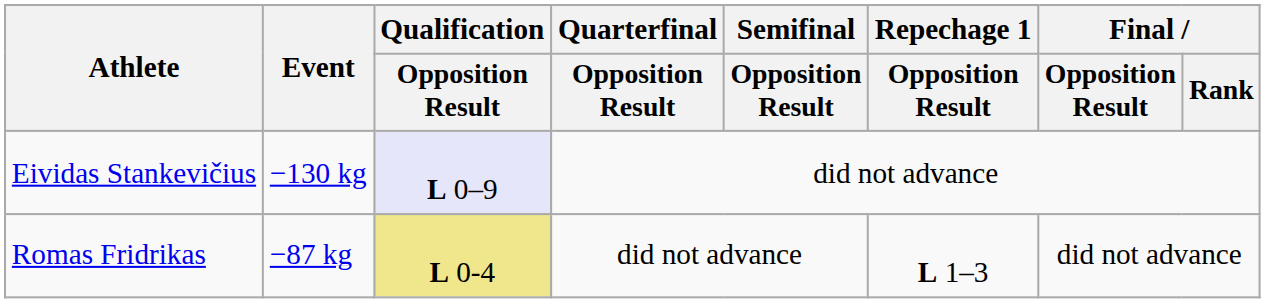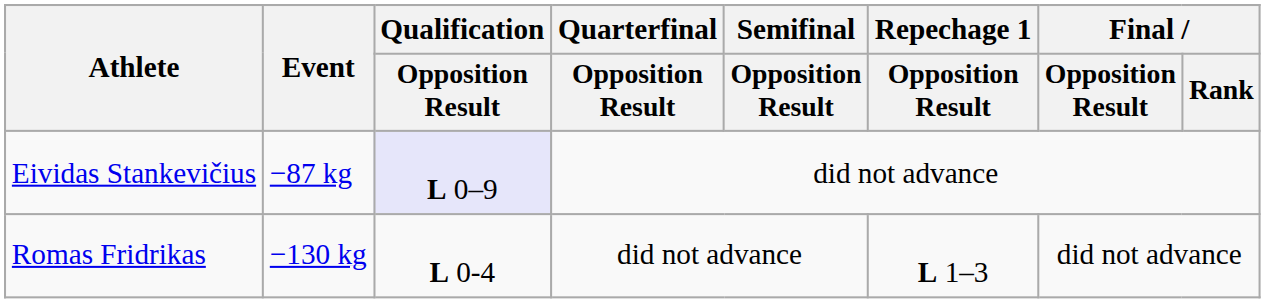(318, 172) −130 kg -> (311, 172) −87 kg
(311, 255) −87 kg -> (318, 255) −130 kg
(462, 272) khaki background -> (462, 272) no background
